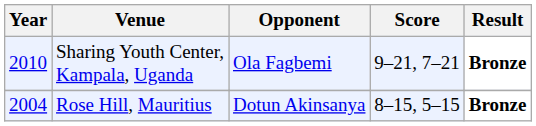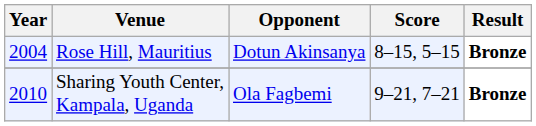rows swapped: (140, 63) <-> (134, 105)
